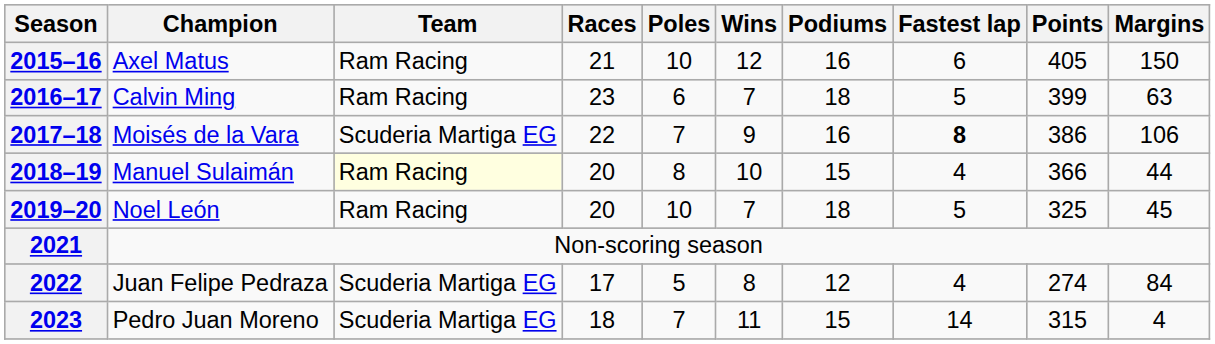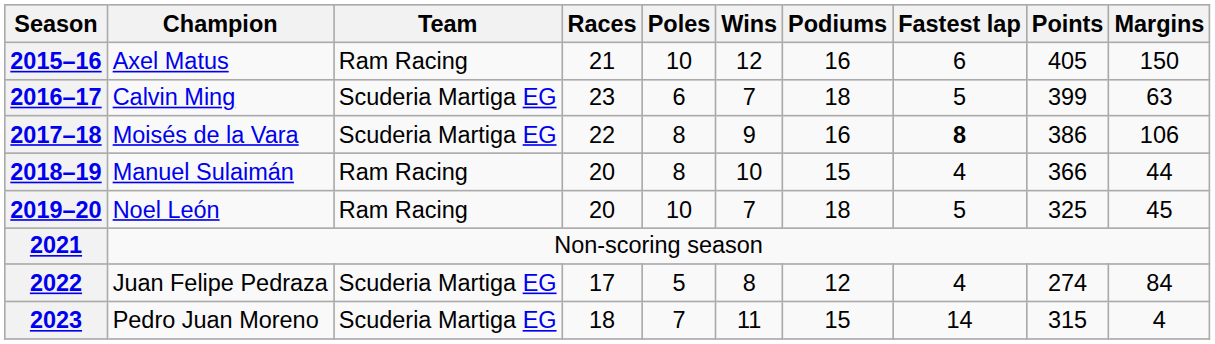(403, 98) Ram Racing -> (448, 98) Scuderia Martiga EG
(679, 135) 7 -> (679, 135) 8
(403, 172) lightyellow background -> (403, 172) no background
